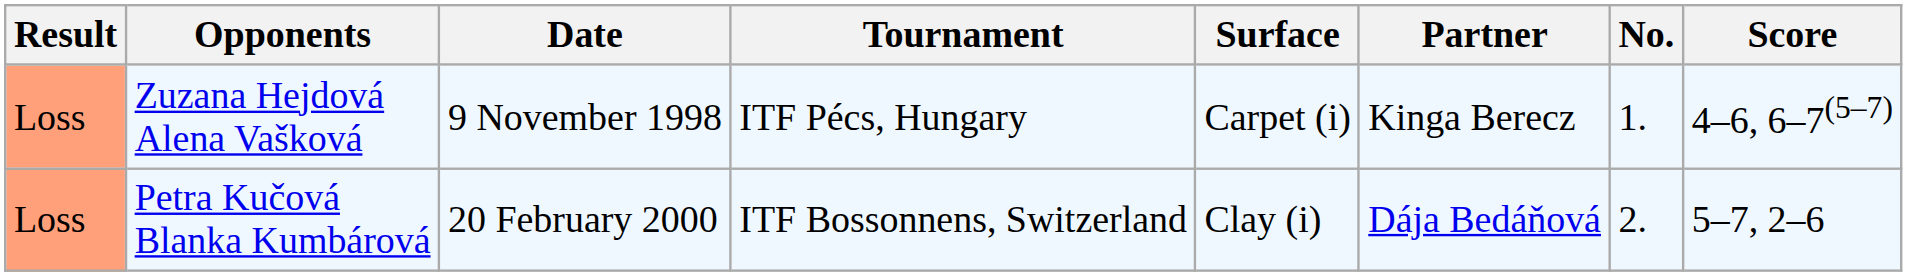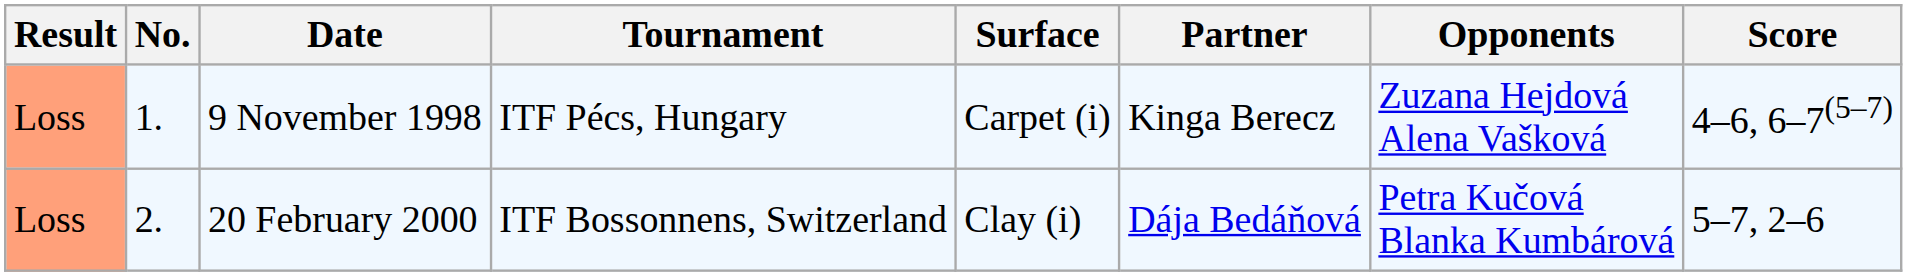columns swapped: (1646, 34) <-> (283, 34)
